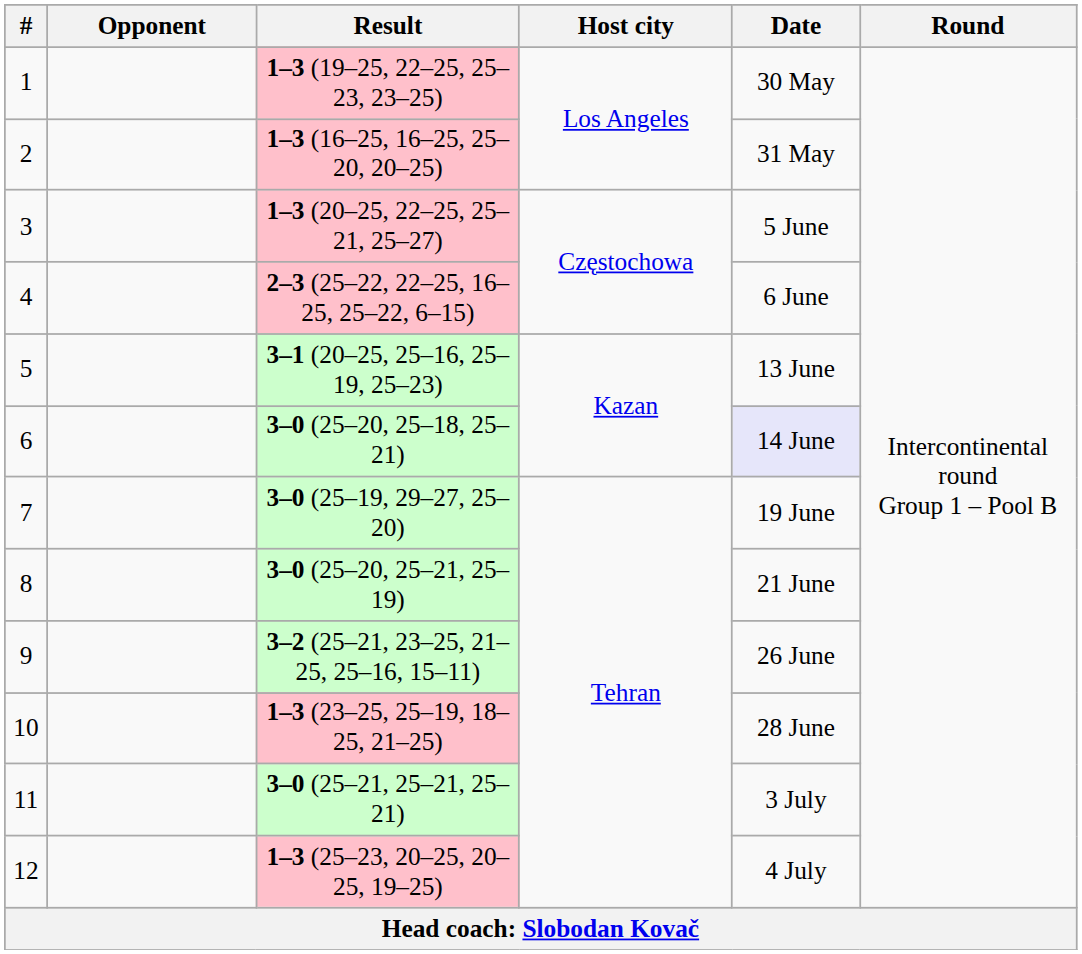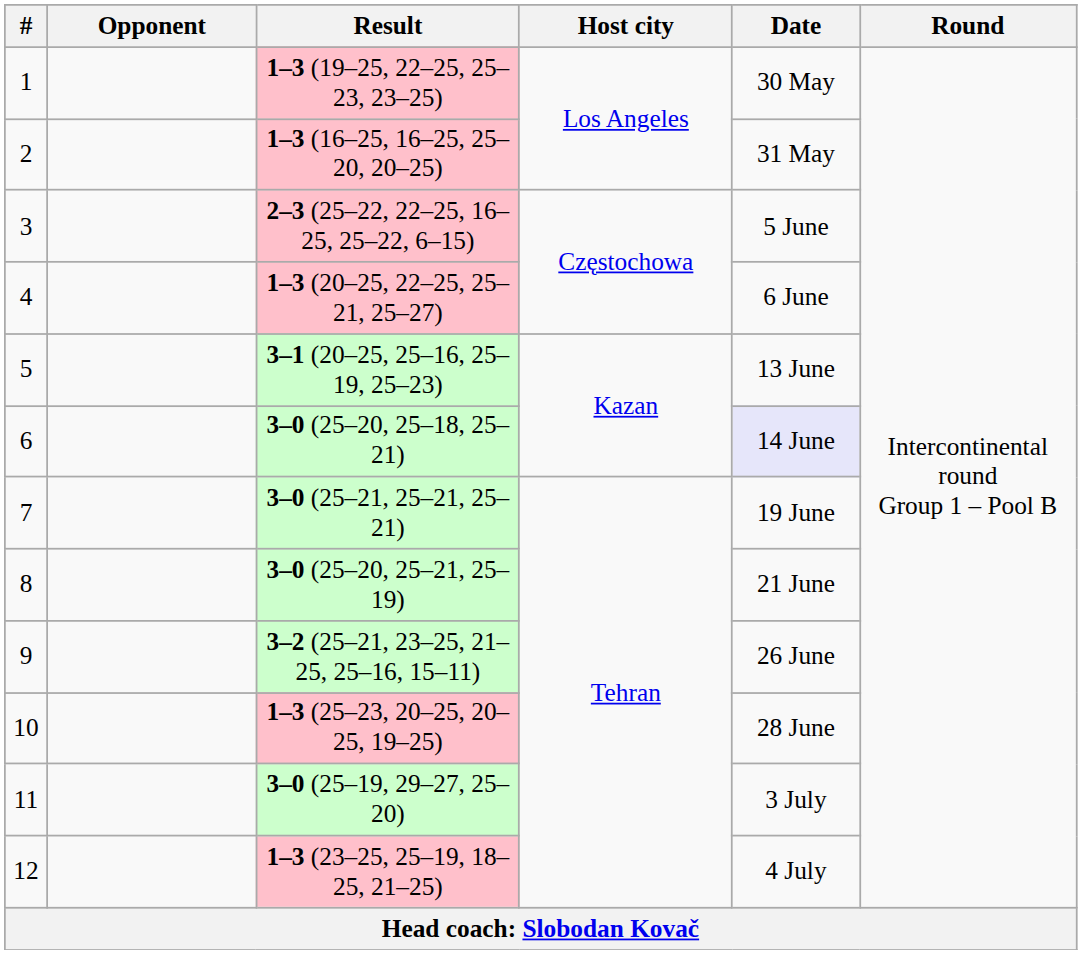(388, 225) 1–3 (20–25, 22–25, 25–21, 25–27) -> (388, 225) 2–3 (25–22, 22–25, 16–25, 25–22, 6–15)
(388, 297) 2–3 (25–22, 22–25, 16–25, 25–22, 6–15) -> (388, 297) 1–3 (20–25, 22–25, 25–21, 25–27)
(388, 512) 3–0 (25–19, 29–27, 25–20) -> (388, 512) 3–0 (25–21, 25–21, 25–21)
(388, 728) 1–3 (23–25, 25–19, 18–25, 21–25) -> (388, 728) 1–3 (25–23, 20–25, 20–25, 19–25)
(388, 799) 3–0 (25–21, 25–21, 25–21) -> (388, 799) 3–0 (25–19, 29–27, 25–20)
(388, 871) 1–3 (25–23, 20–25, 20–25, 19–25) -> (388, 871) 1–3 (23–25, 25–19, 18–25, 21–25)
